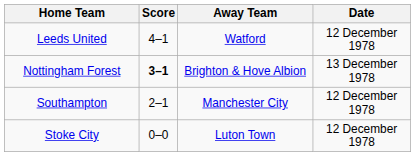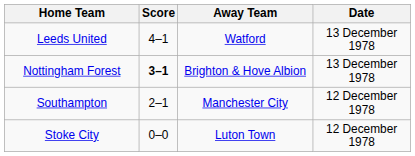(362, 39) 12 December 1978 -> (362, 39) 13 December 1978
